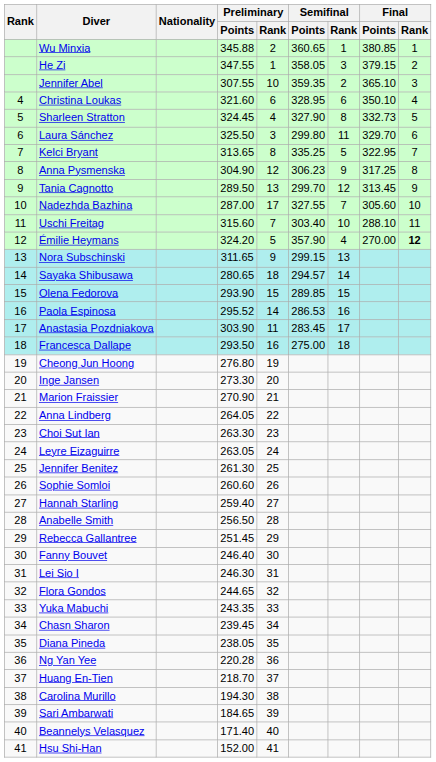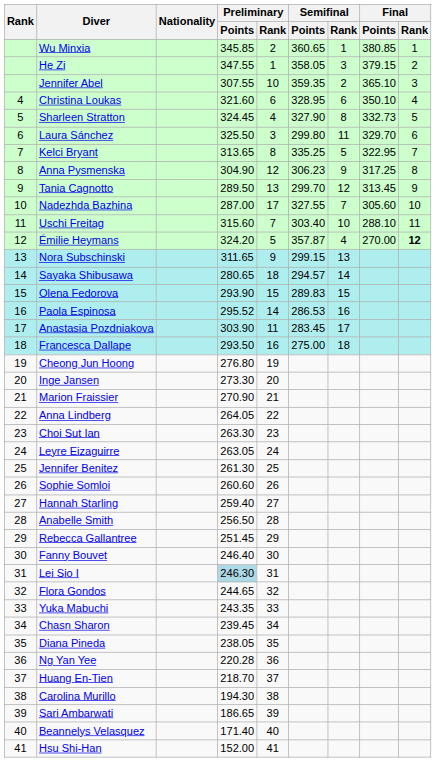(237, 48) 345.88 -> (237, 48) 345.85
(308, 240) 357.90 -> (308, 240) 357.87
(308, 293) 289.85 -> (308, 293) 289.83
(237, 573) no background -> (237, 573) lightblue background
(237, 713) 184.65 -> (237, 713) 186.65
